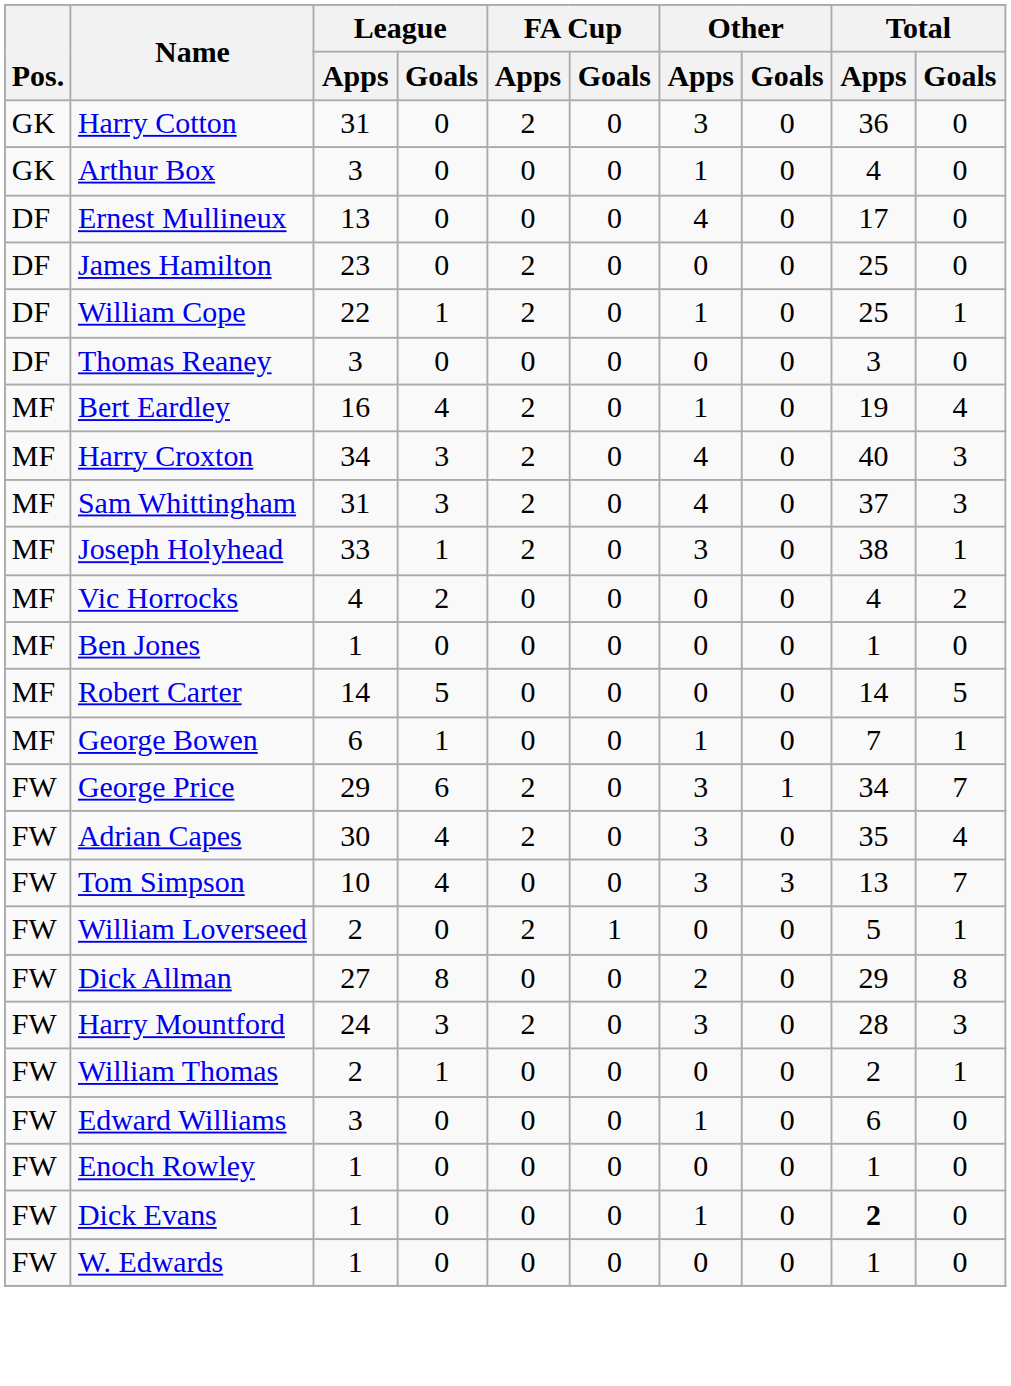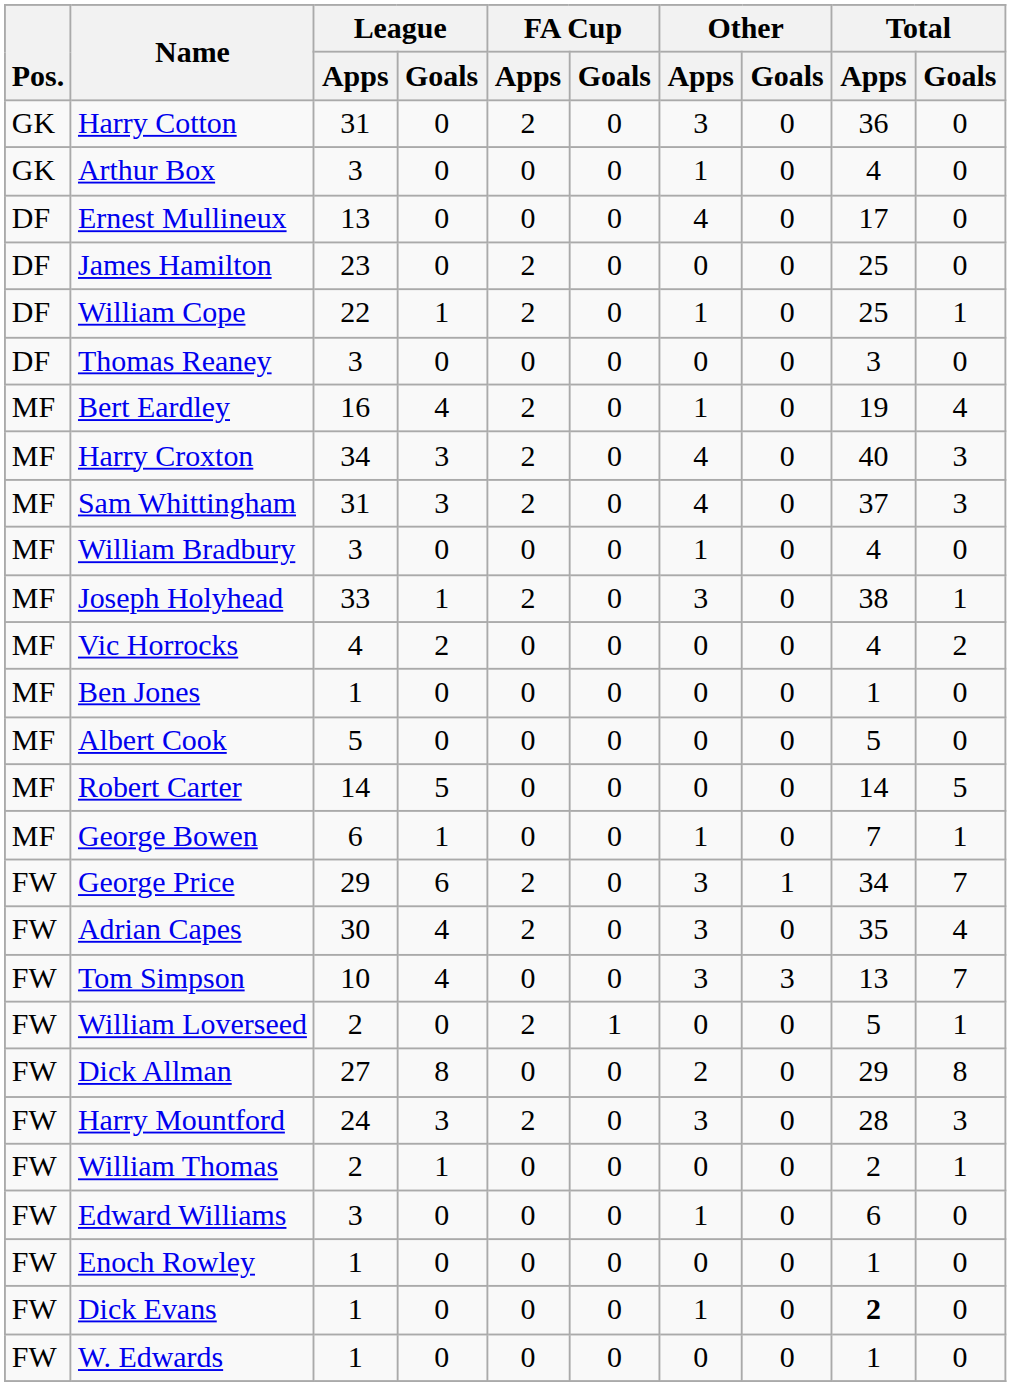+ row: (187, 550)
+ row: (152, 739)
